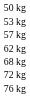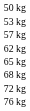+ row: (15, 62)
